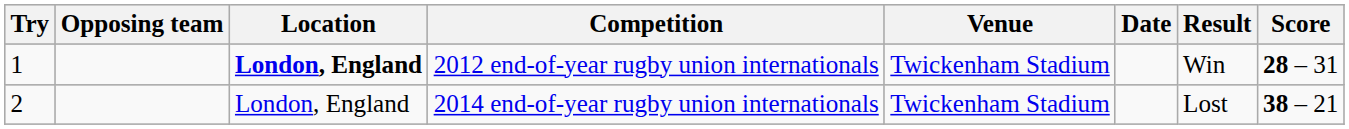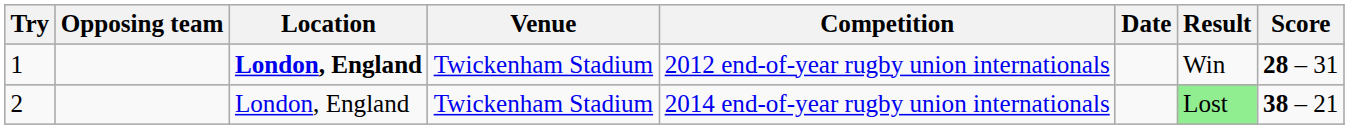columns swapped: (1000, 24) <-> (656, 24)
(1205, 104) no background -> (1205, 104) lightgreen background
